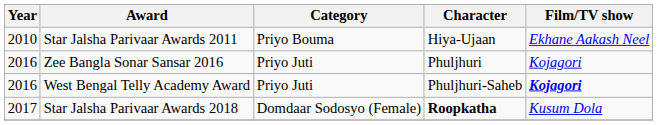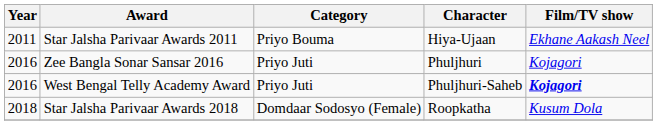(22, 39) 2010 -> (22, 39) 2011
(22, 108) 2017 -> (22, 108) 2018
(462, 108) bold -> (459, 108) normal
